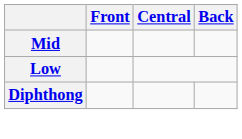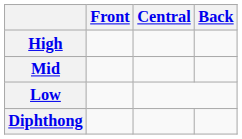+ row: (45, 43)
